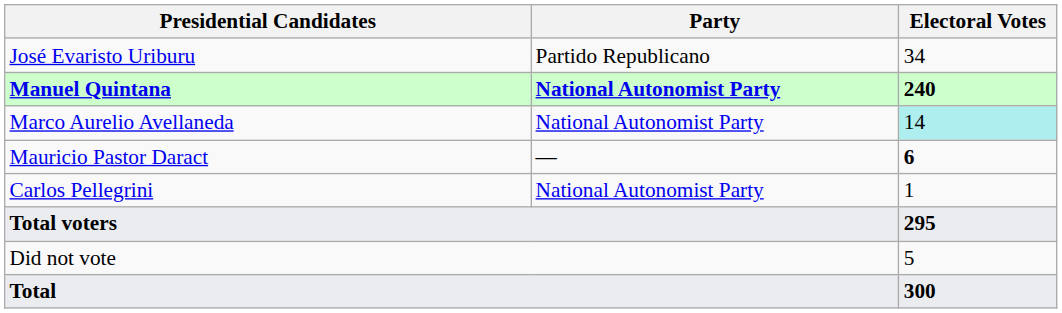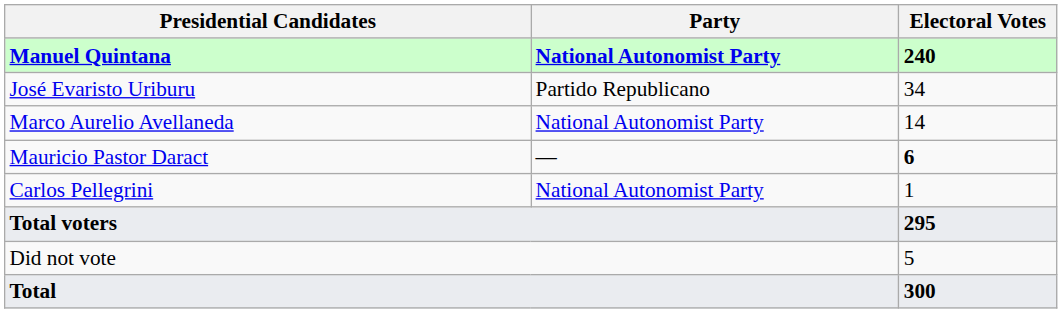rows swapped: (90, 88) <-> (102, 55)
(914, 122) paleturquoise background -> (914, 122) no background
